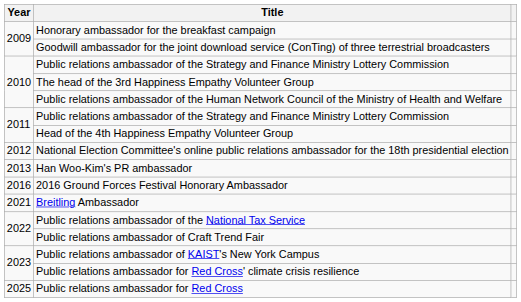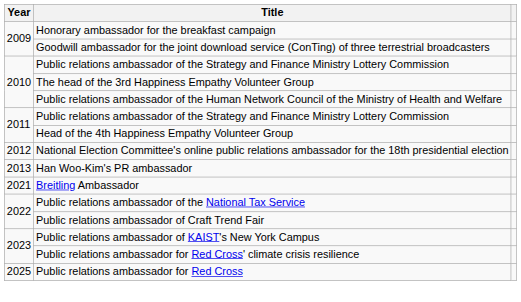- row: (19, 185)
